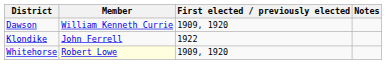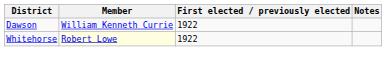(203, 25) 1909, 1920 -> (187, 25) 1922
- row: (27, 39)
(203, 53) 1909, 1920 -> (187, 39) 1922
